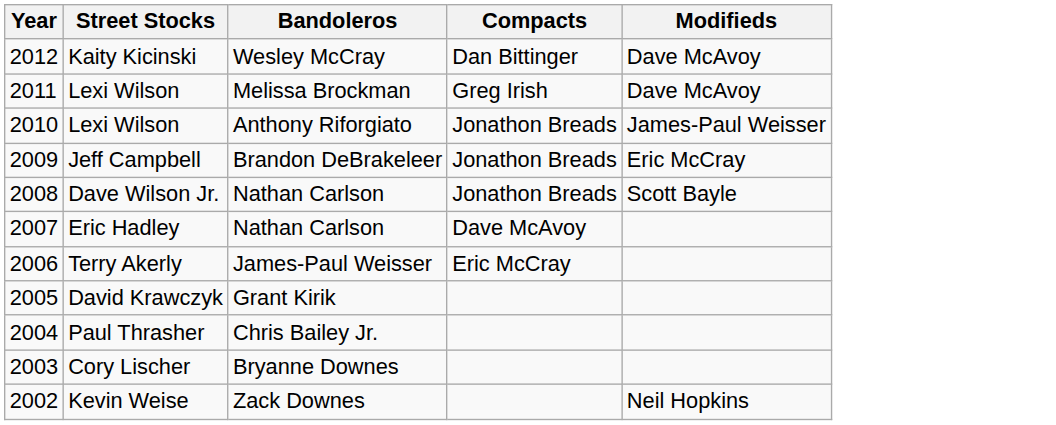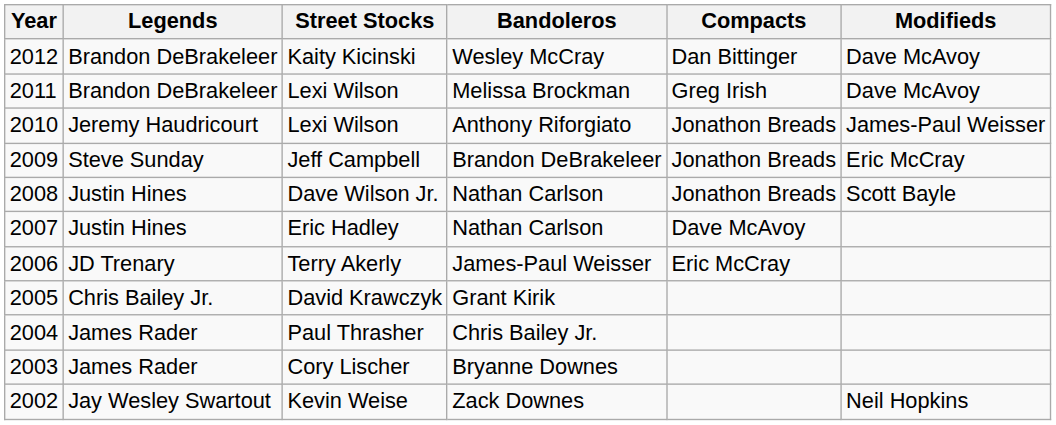+ column: (173, 21)
